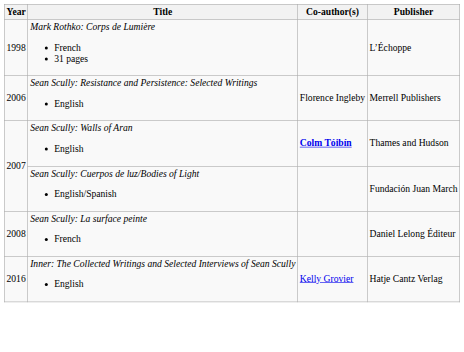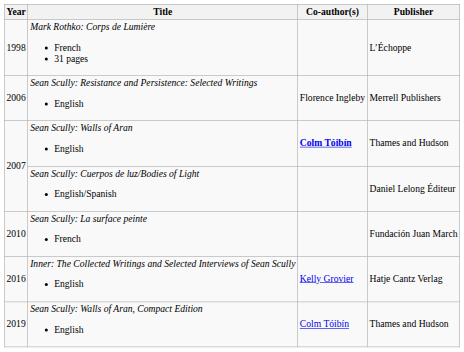(414, 188) Fundación Juan March -> (412, 188) Daniel Lelong Éditeur
(16, 234) 2008 -> (16, 234) 2010
(412, 234) Daniel Lelong Éditeur -> (414, 234) Fundación Juan March
+ row: (163, 319)
